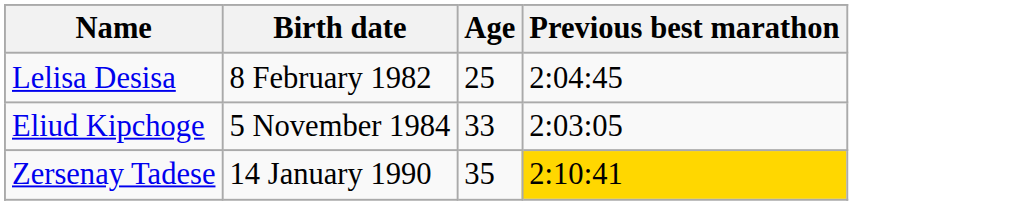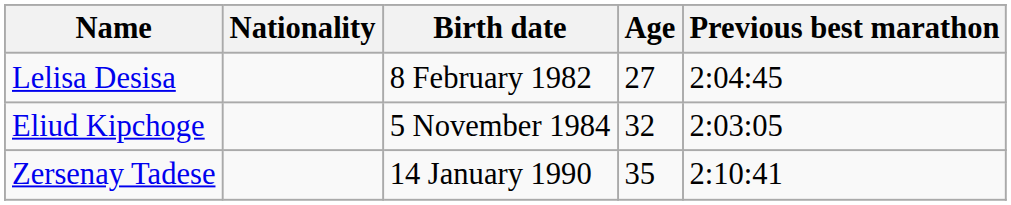+ column: (303, 28)
(480, 77) 25 -> (640, 77) 27
(480, 125) 33 -> (640, 125) 32
(576, 174) gold background -> (736, 174) no background
